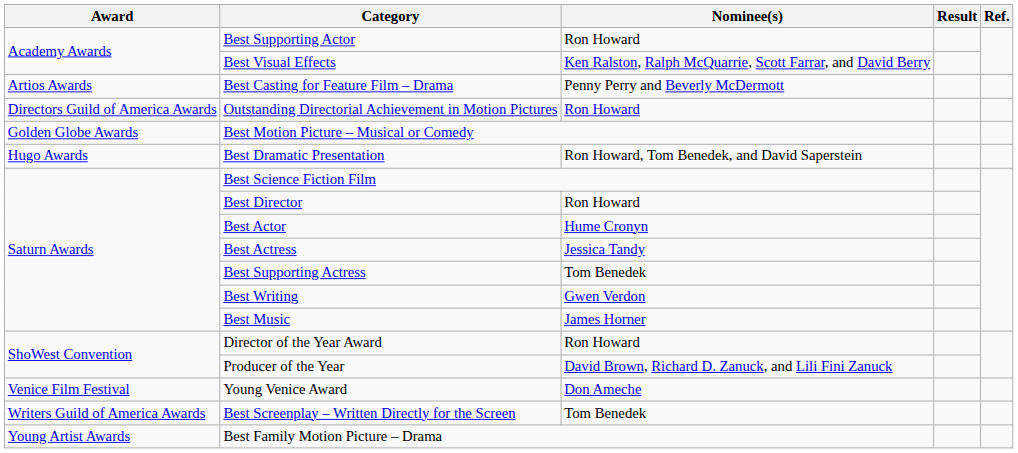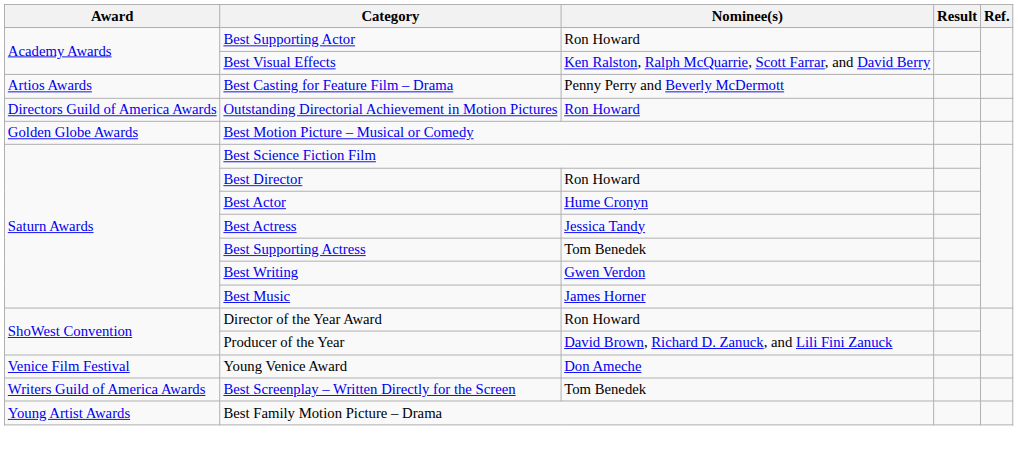- row: (304, 156)
